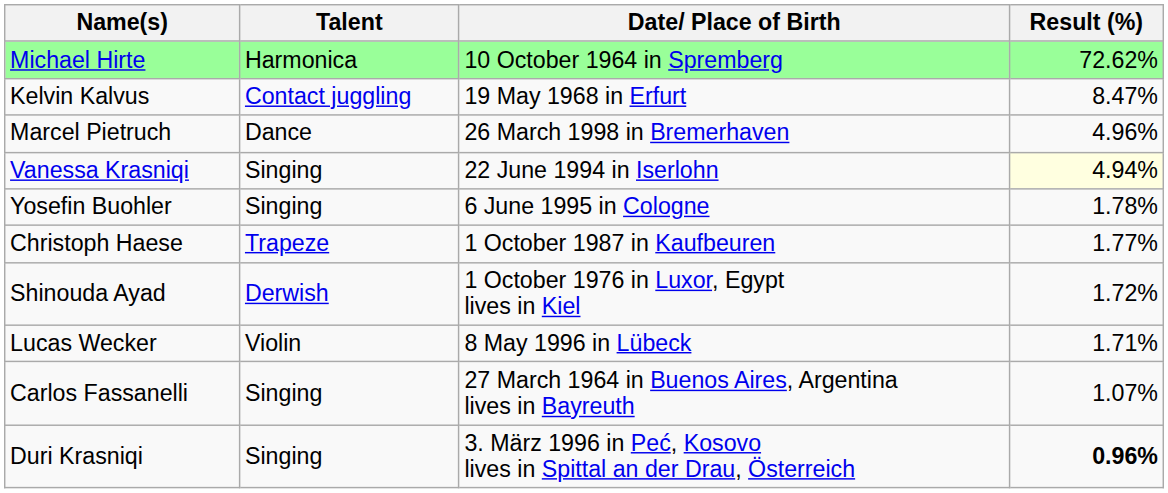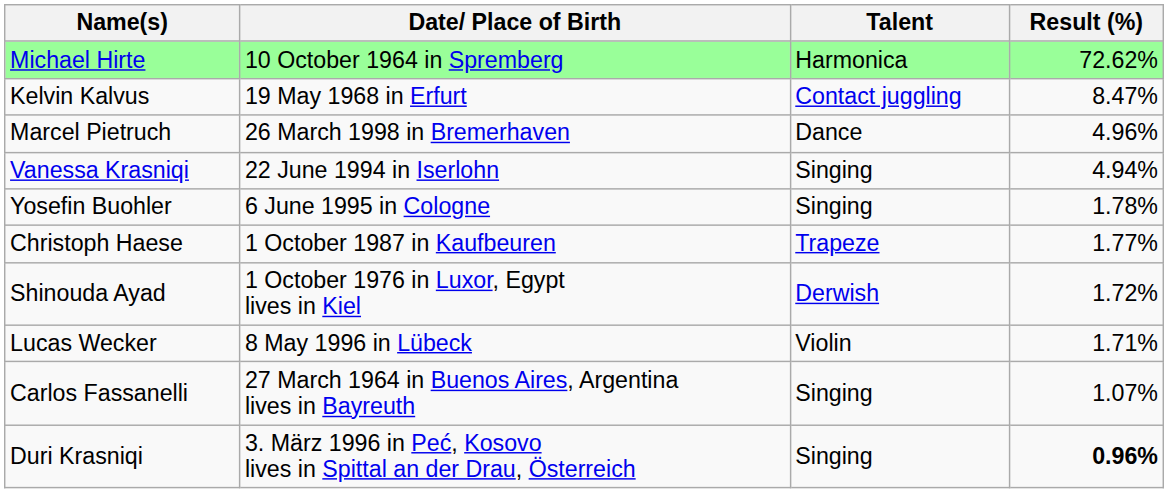columns swapped: (734, 22) <-> (349, 22)
(1125, 170) lightyellow background -> (1125, 170) no background
